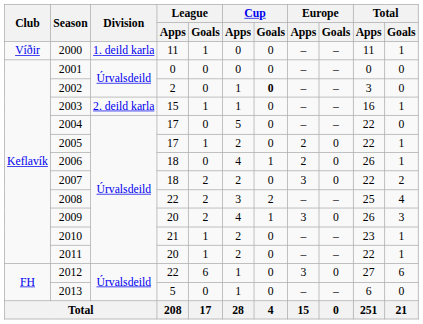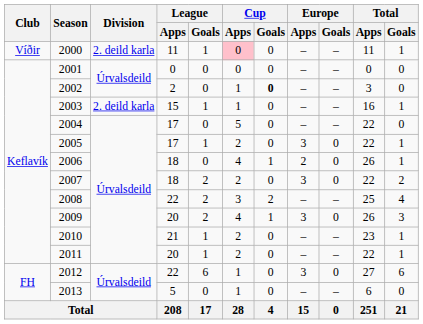(124, 50) 1. deild karla -> (124, 50) 2. deild karla
(238, 50) no background -> (238, 50) pink background
(303, 143) 2 -> (303, 143) 3
